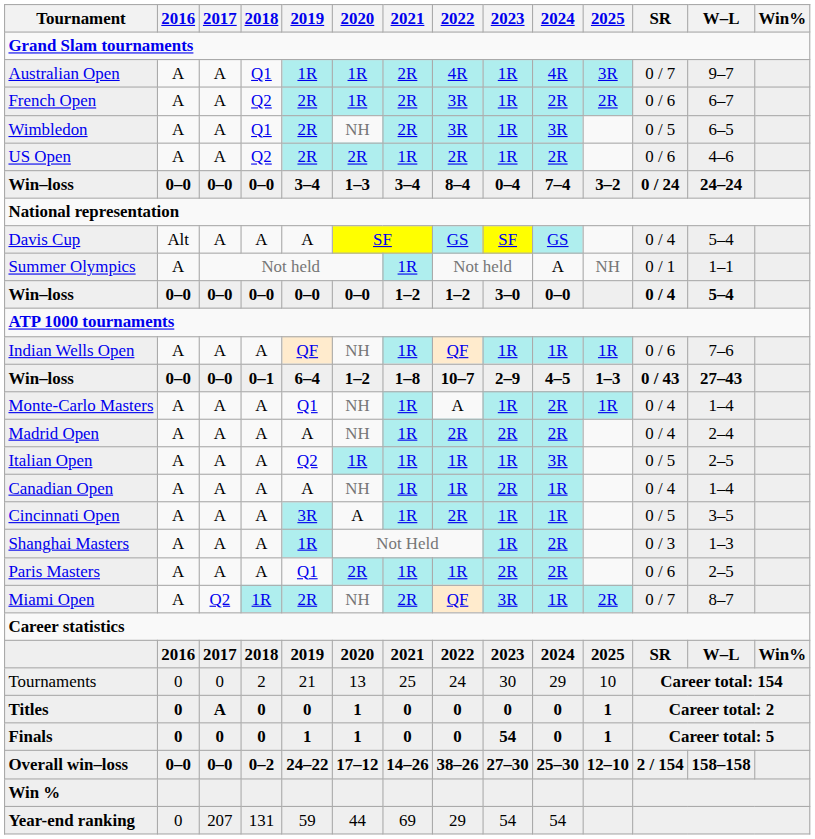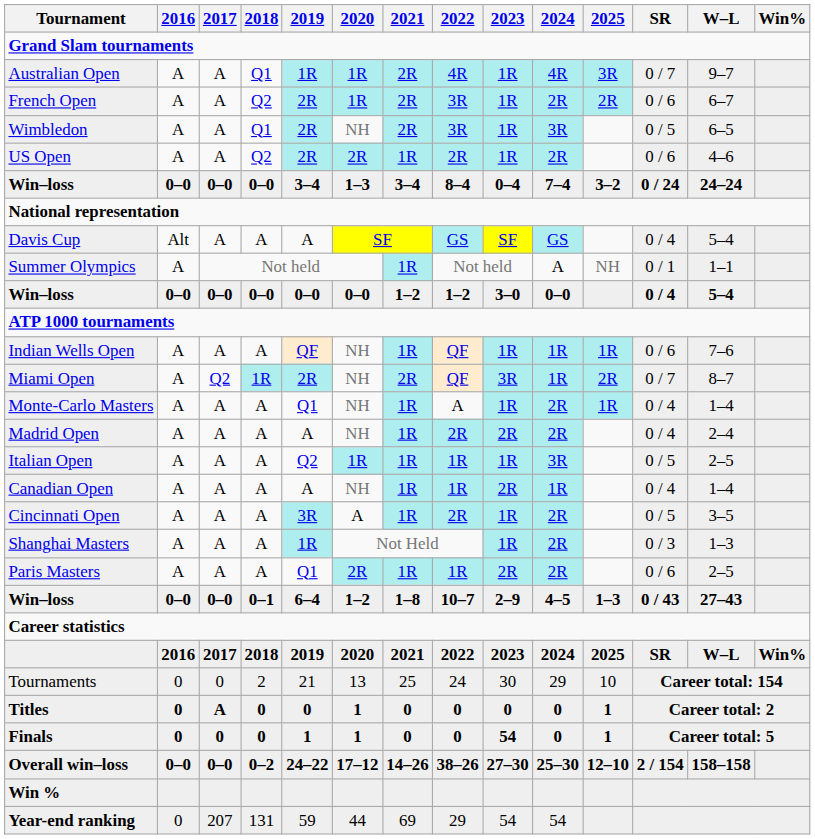rows swapped: (51, 599) <-> (41, 377)
(558, 516) 1R -> (558, 516) 2R
